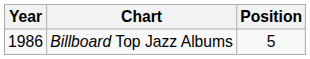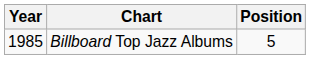(26, 41) 1986 -> (26, 41) 1985
